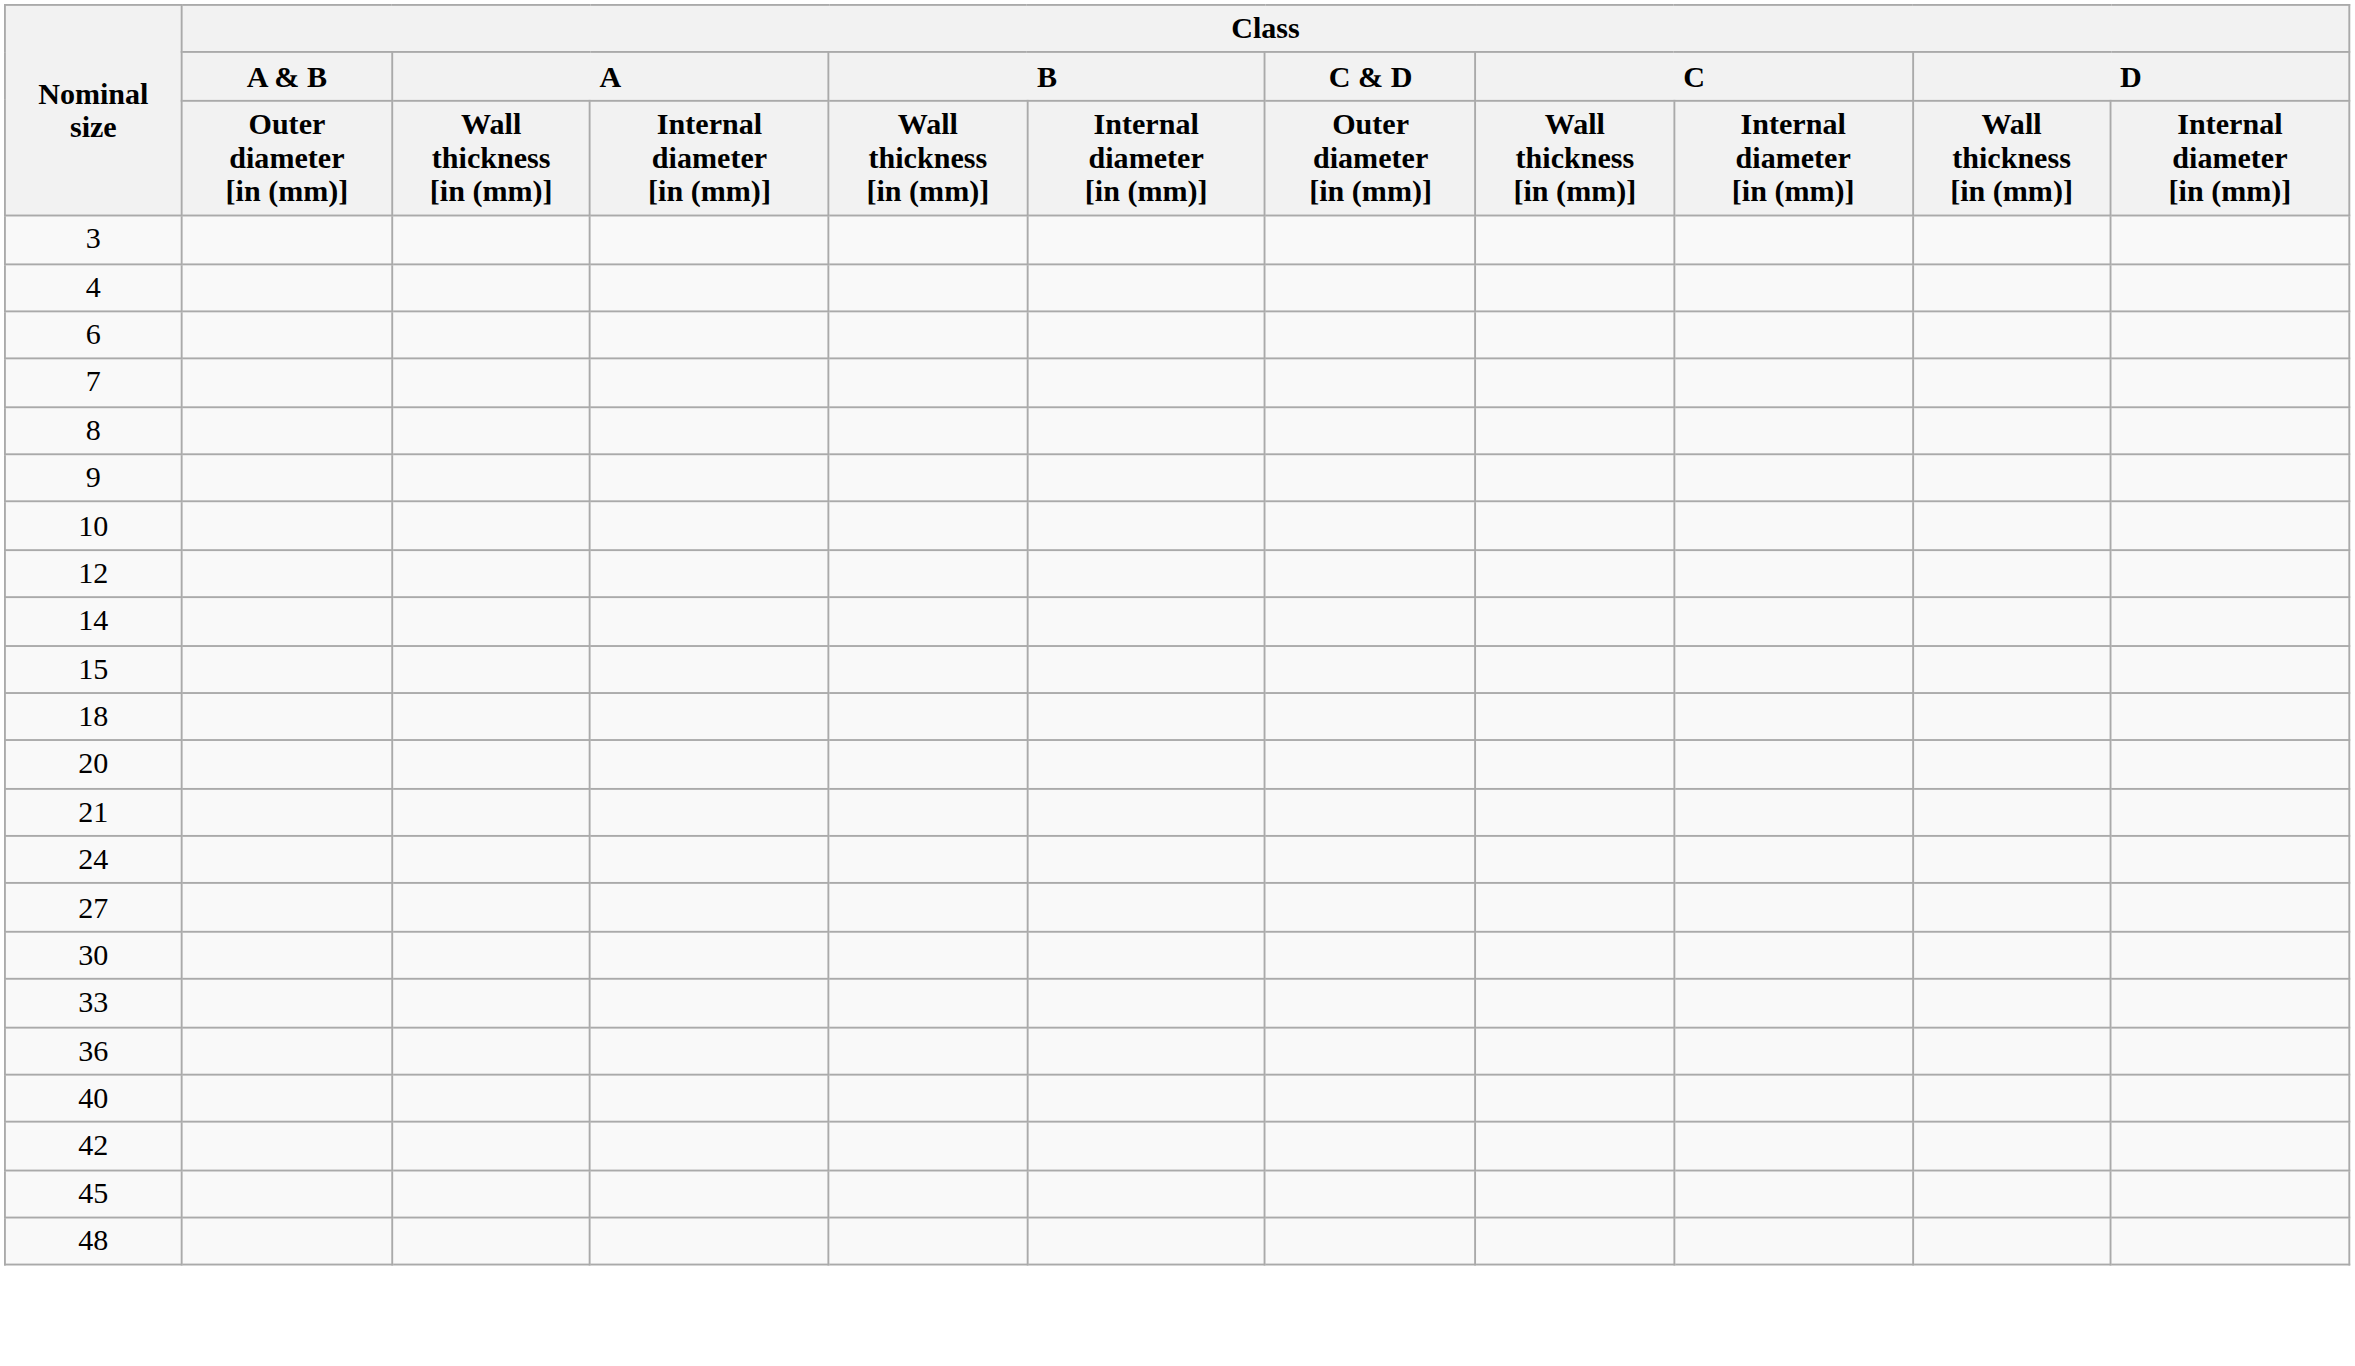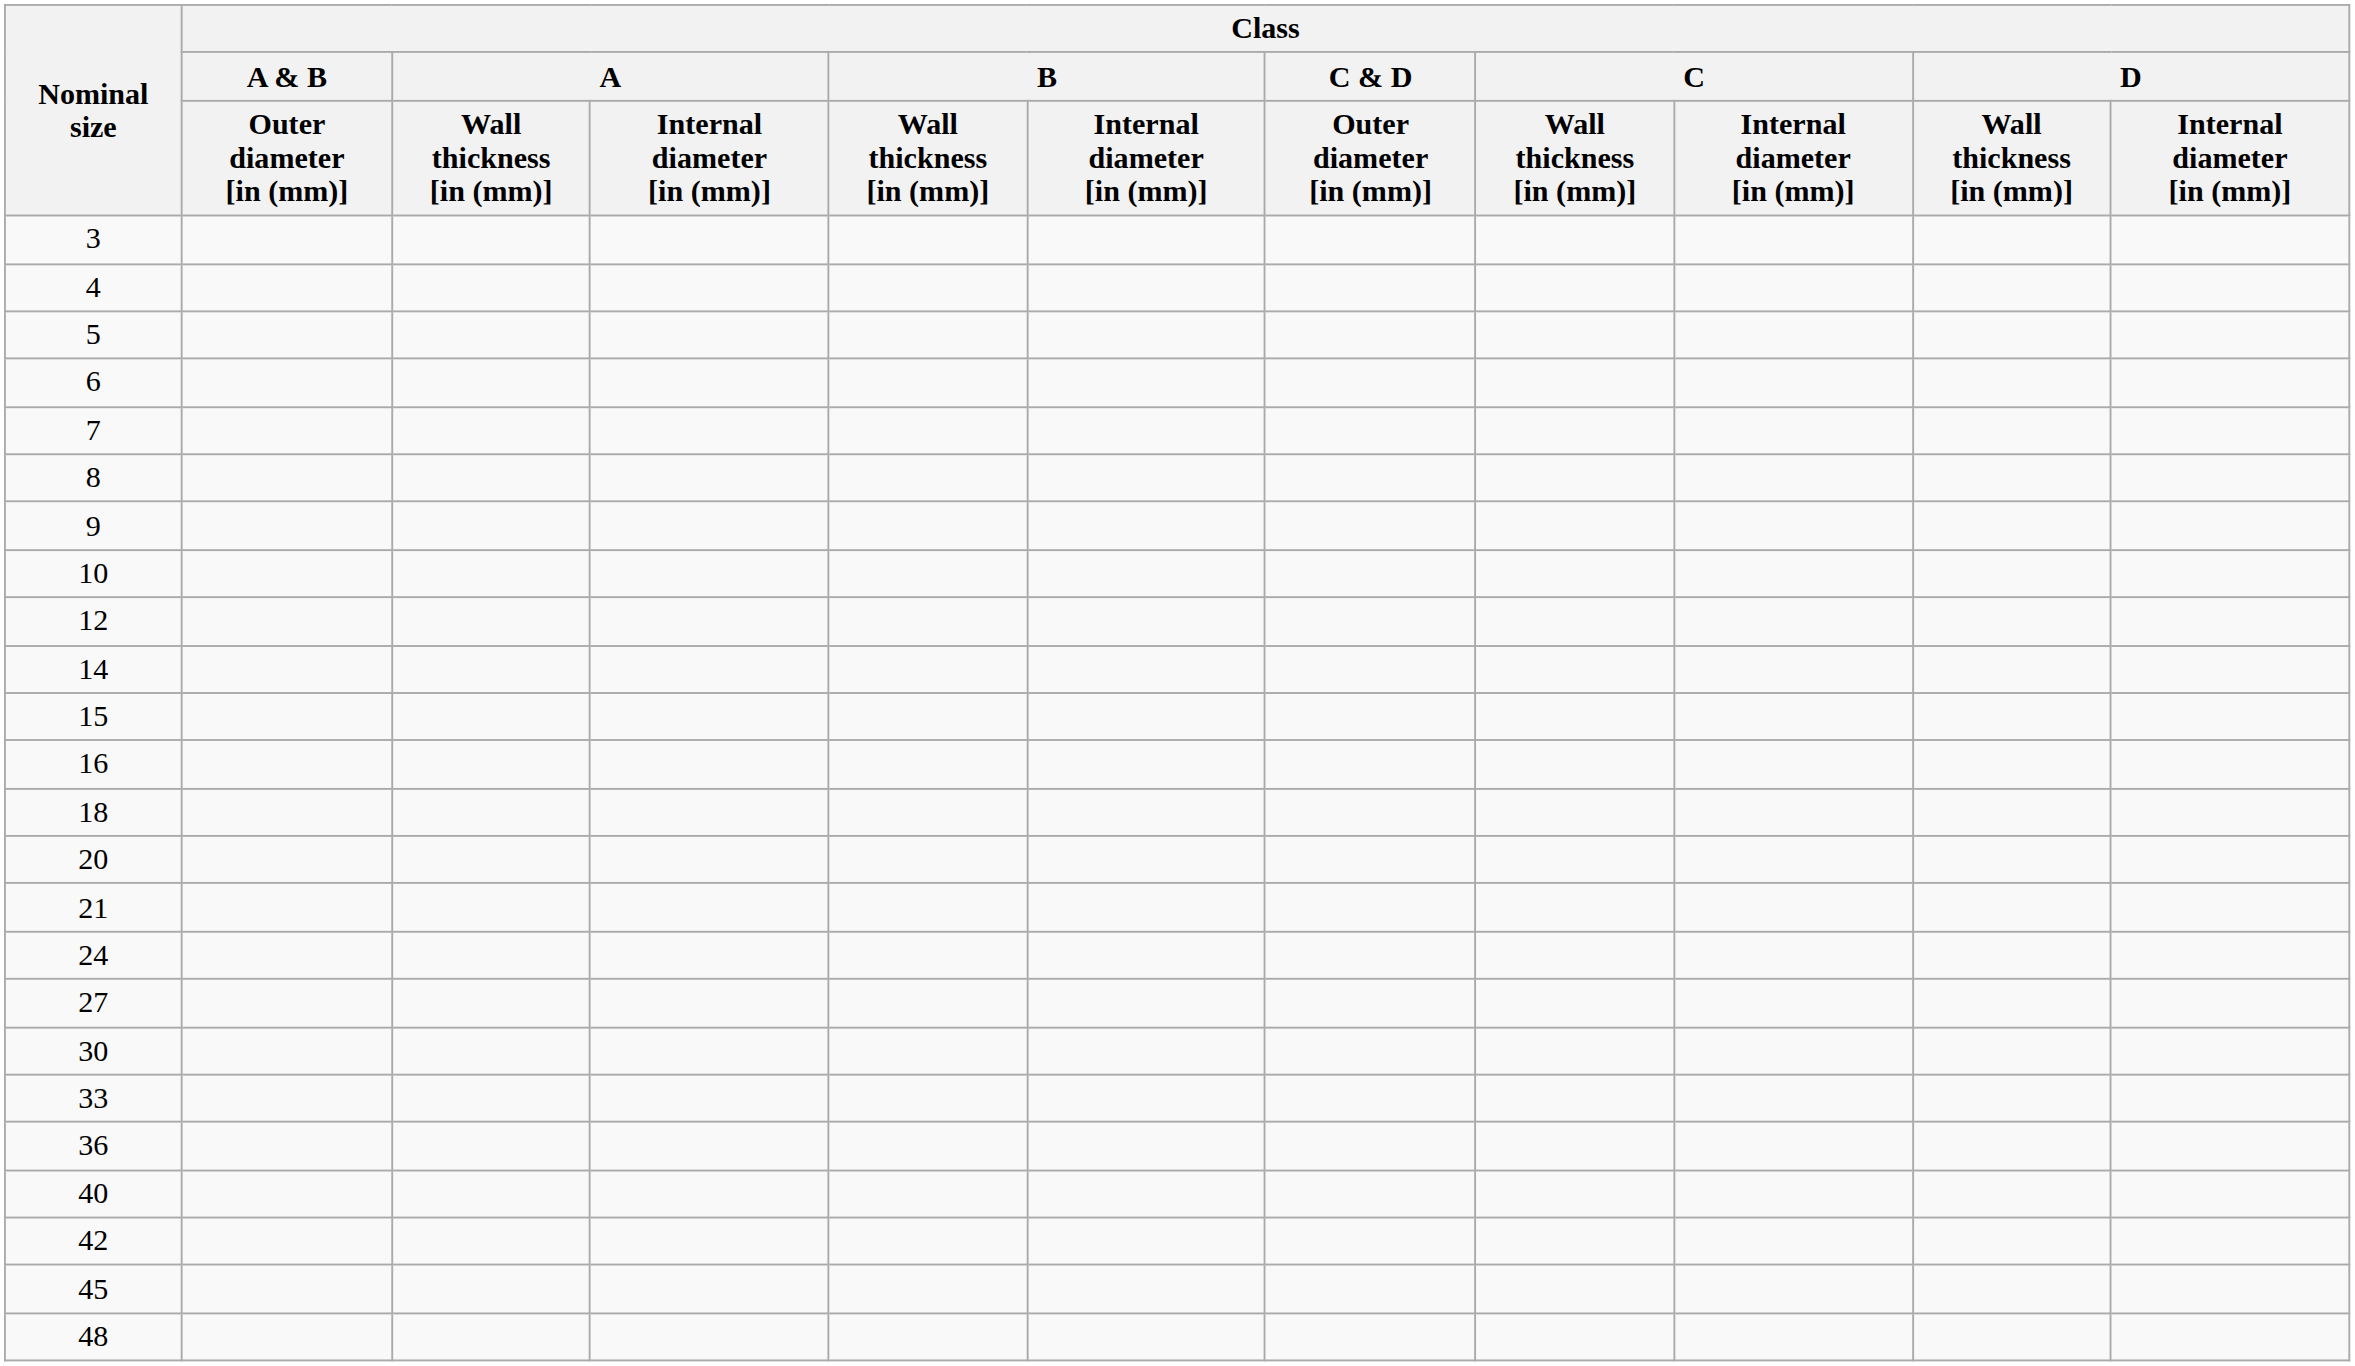+ row: (93, 334)
+ row: (93, 763)
